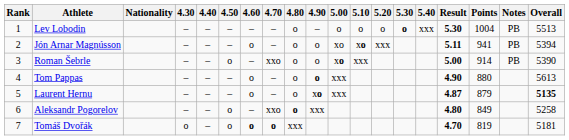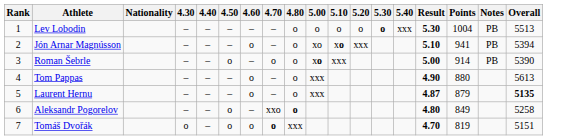- column: (317, 12)
(453, 45) 5.11 -> (431, 45) 5.10
(273, 61) xxo -> (273, 61) o
(252, 126) bold -> (252, 126) normal
(546, 126) 5181 -> (524, 126) 5151
